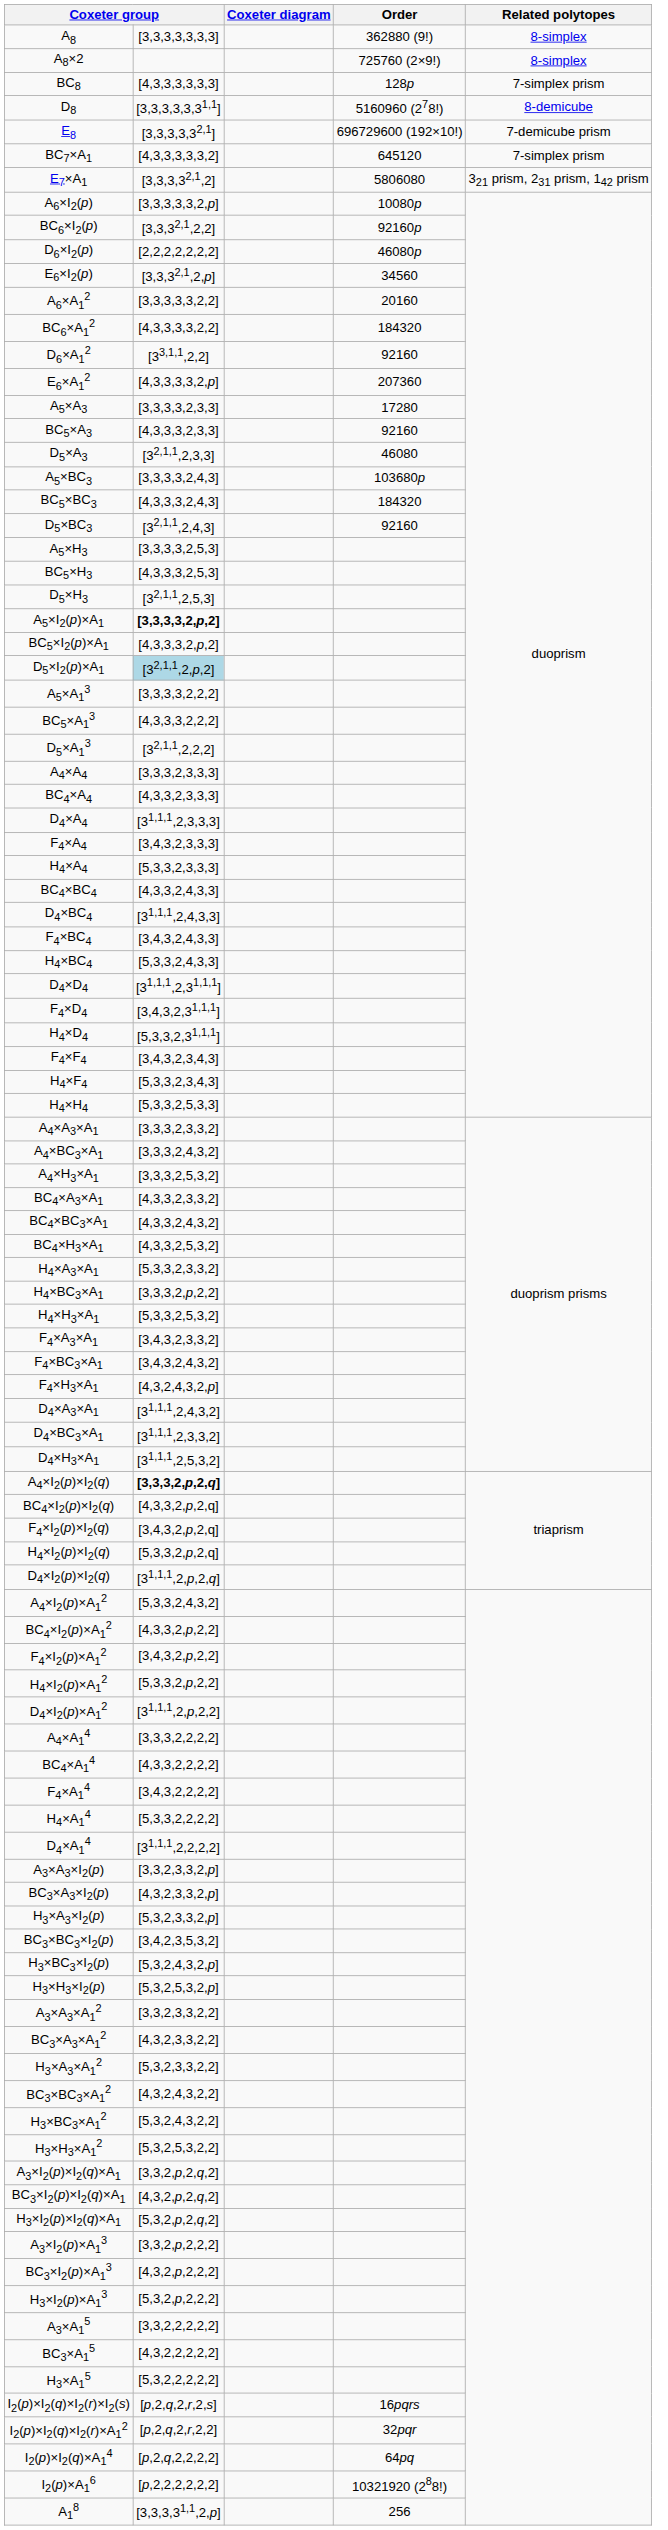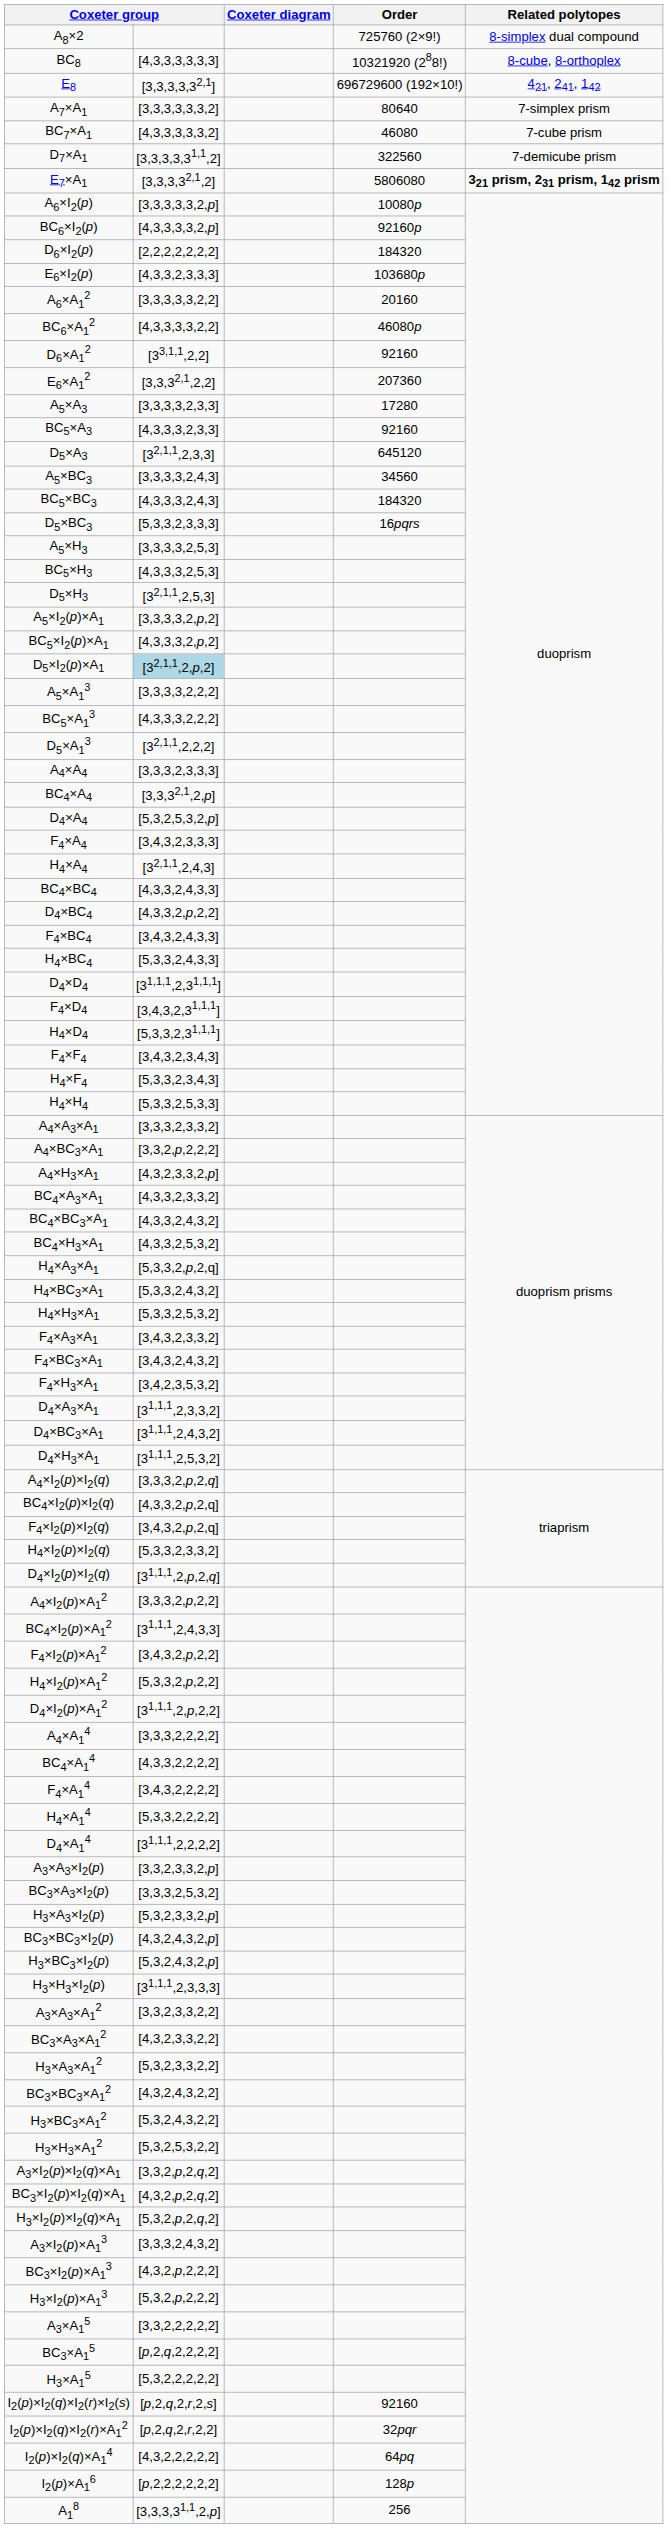- row: (69, 37)
(559, 60) 8-simplex -> (564, 37) 8-simplex dual compound
(400, 83) 128p -> (400, 60) 10321920 (288!)
(559, 83) 7-simplex prism -> (564, 60) 8-cube, 8-orthoplex
- row: (69, 108)
(559, 132) 7-demicube prism -> (564, 85) 421, 241, 142
+ row: (69, 109)
(400, 155) 645120 -> (400, 132) 46080
(559, 155) 7-simplex prism -> (564, 132) 7-cube prism
+ row: (69, 156)
(559, 180) normal -> (564, 181) bold
(178, 227) [3,3,32,1,2,2] -> (178, 228) [4,3,3,3,3,2,p]
(400, 251) 46080p -> (400, 251) 184320
(178, 275) [3,3,32,1,2,p] -> (178, 274) [4,3,3,2,3,3,3]
(400, 275) 34560 -> (400, 274) 103680p
(400, 328) 184320 -> (400, 327) 46080p
(178, 382) [4,3,3,3,3,2,p] -> (178, 381) [3,3,32,1,2,2]
(400, 454) 46080 -> (400, 453) 645120
(400, 478) 103680p -> (400, 477) 34560
(178, 525) [32,1,1,2,4,3] -> (178, 524) [5,3,3,2,3,3,3]
(400, 525) 92160 -> (400, 524) 16pqrs
(178, 620) bold -> (178, 618) normal
(178, 796) [4,3,3,2,3,3,3] -> (178, 794) [3,3,32,1,2,p]
(178, 820) [31,1,1,2,3,3,3] -> (178, 818) [5,3,2,5,3,2,p]
(178, 867) [5,3,3,2,3,3,3] -> (178, 866) [32,1,1,2,4,3]
(178, 914) [31,1,1,2,4,3,3] -> (178, 913) [4,3,3,2,p,2,2]
(178, 1152) [3,3,3,2,4,3,2] -> (178, 1150) [3,3,2,p,2,2,2]
(178, 1175) [3,3,3,2,5,3,2] -> (178, 1173) [4,3,2,3,3,2,p]
(178, 1269) [5,3,3,2,3,3,2] -> (178, 1267) [5,3,3,2,p,2,q]
(178, 1292) [3,3,3,2,p,2,2] -> (178, 1290) [5,3,3,2,4,3,2]
(178, 1386) [4,3,2,4,3,2,p] -> (178, 1384) [3,4,2,3,5,3,2]
(178, 1410) [31,1,1,2,4,3,2] -> (178, 1408) [31,1,1,2,3,3,2]
(178, 1434) [31,1,1,2,3,3,2] -> (178, 1432) [31,1,1,2,4,3,2]
(178, 1483) bold -> (178, 1481) normal
(178, 1553) [5,3,3,2,p,2,q] -> (178, 1551) [5,3,3,2,3,3,2]
(178, 1602) [5,3,3,2,4,3,2] -> (178, 1600) [3,3,3,2,p,2,2]
(178, 1629) [4,3,3,2,p,2,2] -> (178, 1627) [31,1,1,2,4,3,3]
(178, 1894) [4,3,2,3,3,2,p] -> (178, 1892) [3,3,3,2,5,3,2]
(178, 1941) [3,4,2,3,5,3,2] -> (178, 1939) [4,3,2,4,3,2,p]
(178, 1987) [5,3,2,5,3,2,p] -> (178, 1986) [31,1,1,2,3,3,3]
(178, 2245) [3,3,2,p,2,2,2] -> (178, 2244) [3,3,3,2,4,3,2]
(178, 2353) [4,3,2,2,2,2,2] -> (178, 2352) [p,2,q,2,2,2,2]
(400, 2405) 16pqrs -> (400, 2404) 92160
(178, 2457) [p,2,q,2,2,2,2] -> (178, 2456) [4,3,2,2,2,2,2]
(400, 2484) 10321920 (288!) -> (400, 2483) 128p
